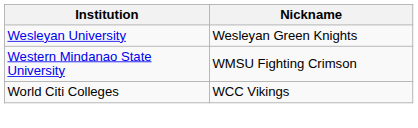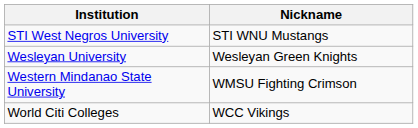+ row: (88, 35)
